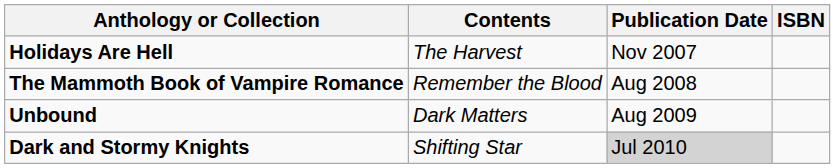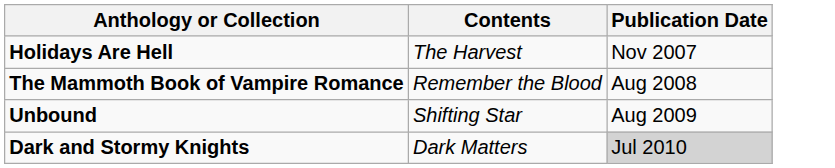- column: (801, 20)
(470, 115) Dark Matters -> (467, 115) Shifting Star
(467, 147) Shifting Star -> (470, 147) Dark Matters
